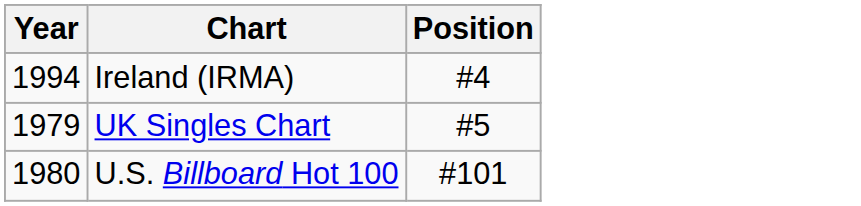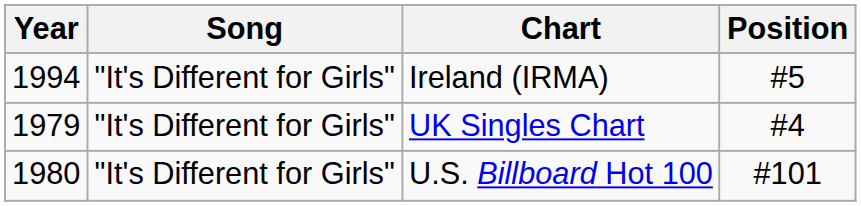+ column: (245, 28)
(473, 77) #4 -> (788, 77) #5
(473, 126) #5 -> (788, 126) #4
